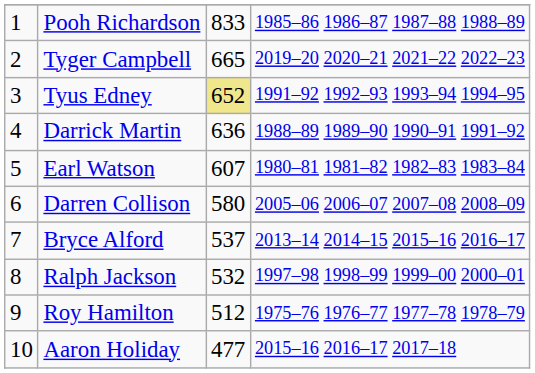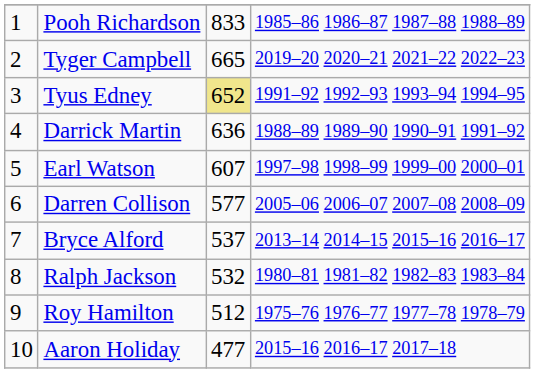(390, 167) 1980–81 1981–82 1982–83 1983–84 -> (390, 167) 1997–98 1998–99 1999–00 2000–01
(228, 204) 580 -> (228, 204) 577
(390, 276) 1997–98 1998–99 1999–00 2000–01 -> (390, 276) 1980–81 1981–82 1982–83 1983–84
